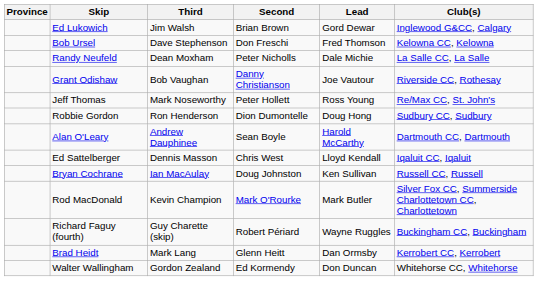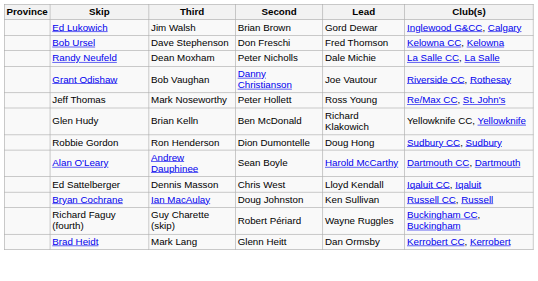+ row: (75, 121)
- row: (87, 199)
- row: (93, 268)
